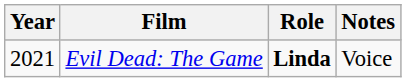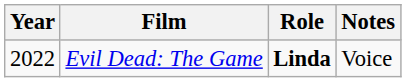(32, 58) 2021 -> (32, 58) 2022
